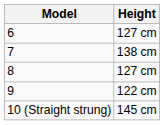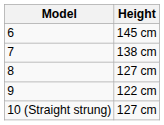(137, 33) 127 cm -> (137, 33) 145 cm
(137, 110) 145 cm -> (137, 110) 127 cm
